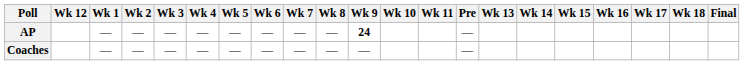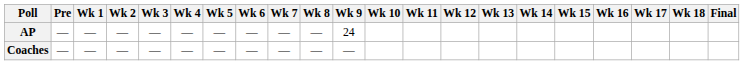columns swapped: (467, 13) <-> (70, 13)
(364, 32) bold -> (349, 32) normal
